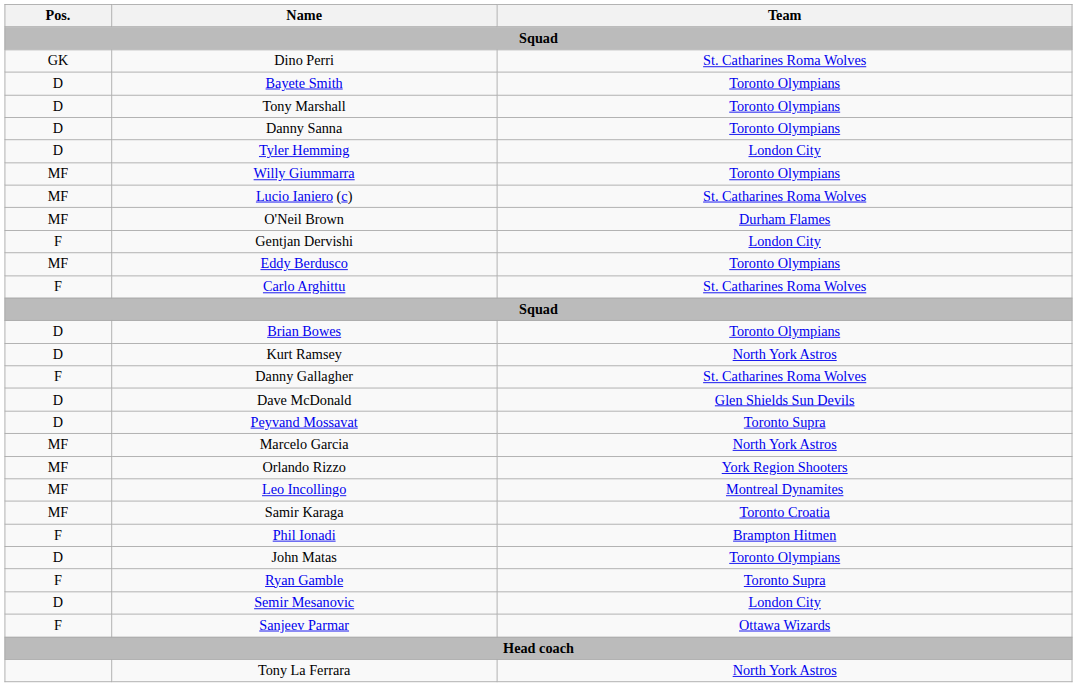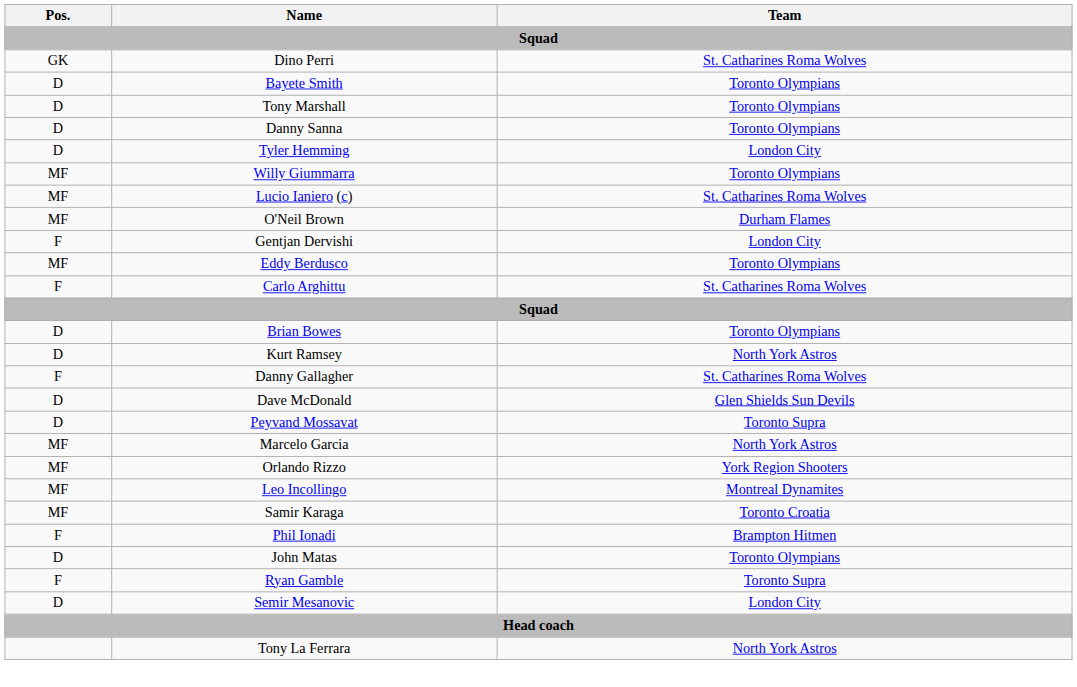- row: (304, 625)
